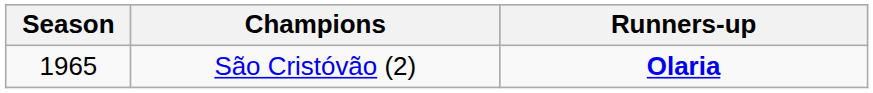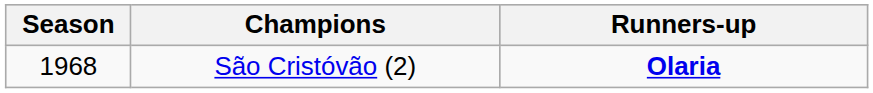(68, 66) 1965 -> (68, 66) 1968
